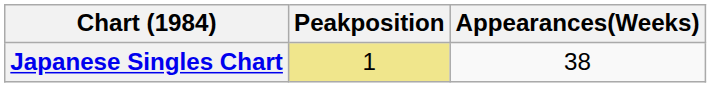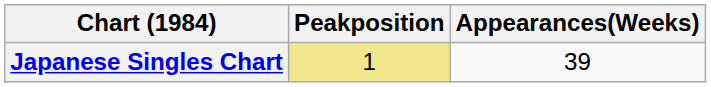(578, 61) 38 -> (578, 61) 39
